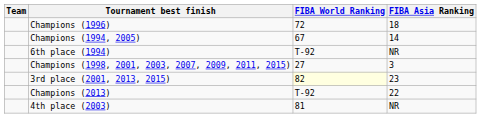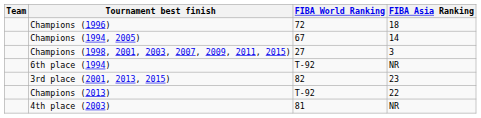rows swapped: (70, 52) <-> (161, 65)
(300, 79) lightyellow background -> (300, 79) no background
